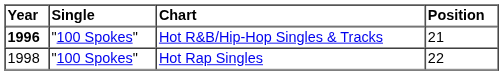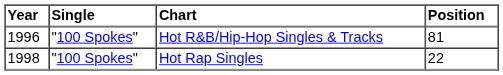(24, 37) bold -> (24, 37) normal
(436, 37) 21 -> (436, 37) 81
